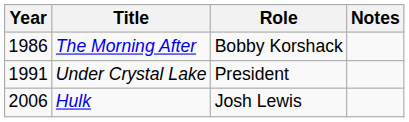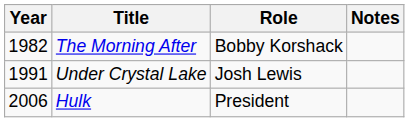(28, 46) 1986 -> (28, 46) 1982
(252, 74) President -> (258, 74) Josh Lewis
(258, 102) Josh Lewis -> (252, 102) President
